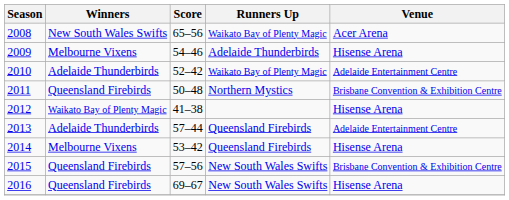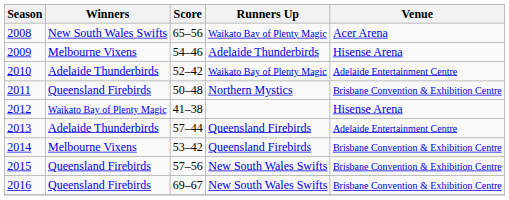(368, 147) Hisense Arena -> (417, 147) Brisbane Convention & Exhibition Centre
(368, 185) Hisense Arena -> (417, 186) Brisbane Convention & Exhibition Centre
